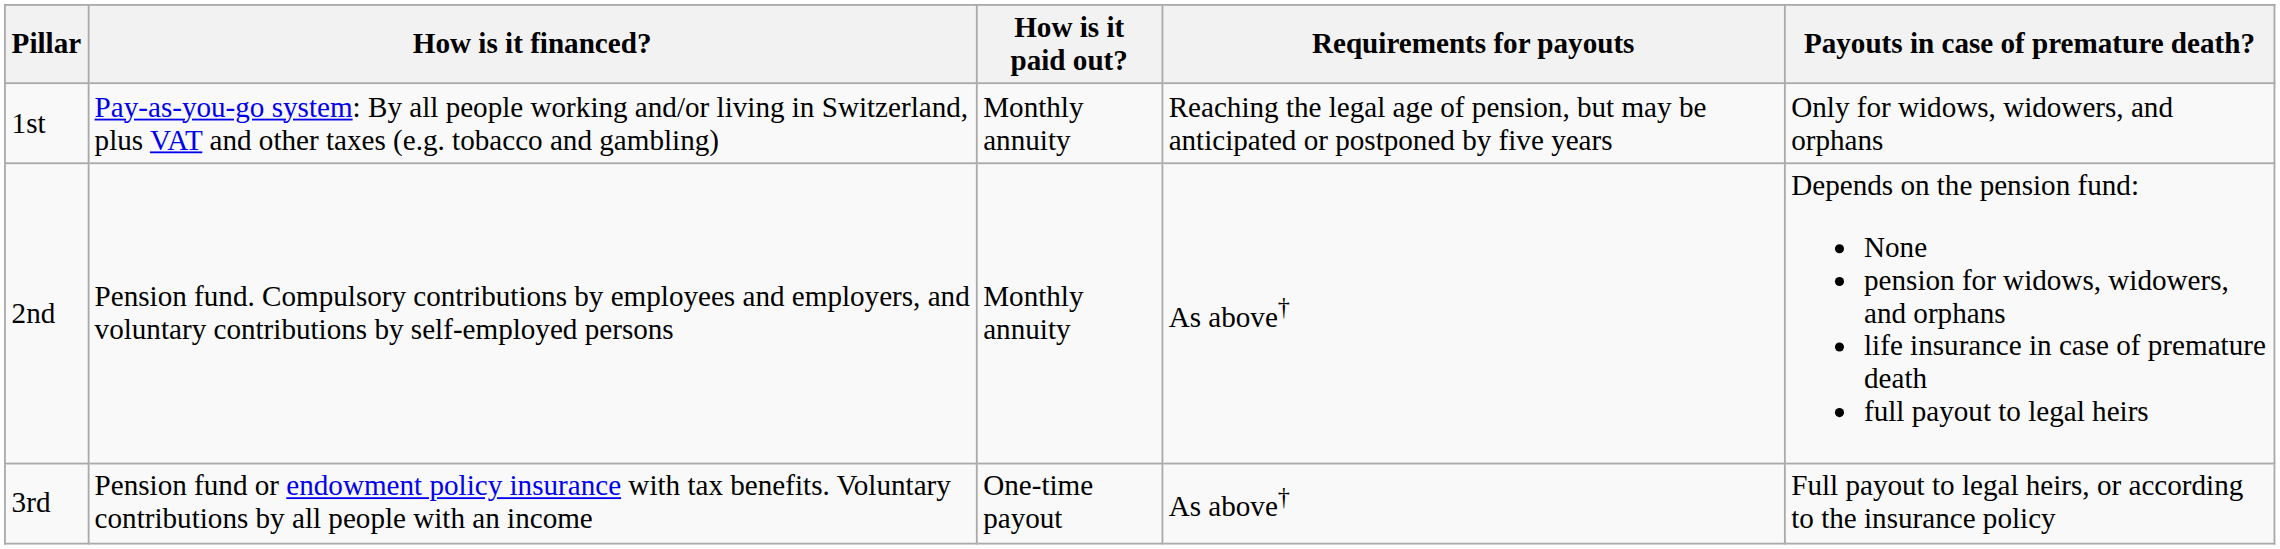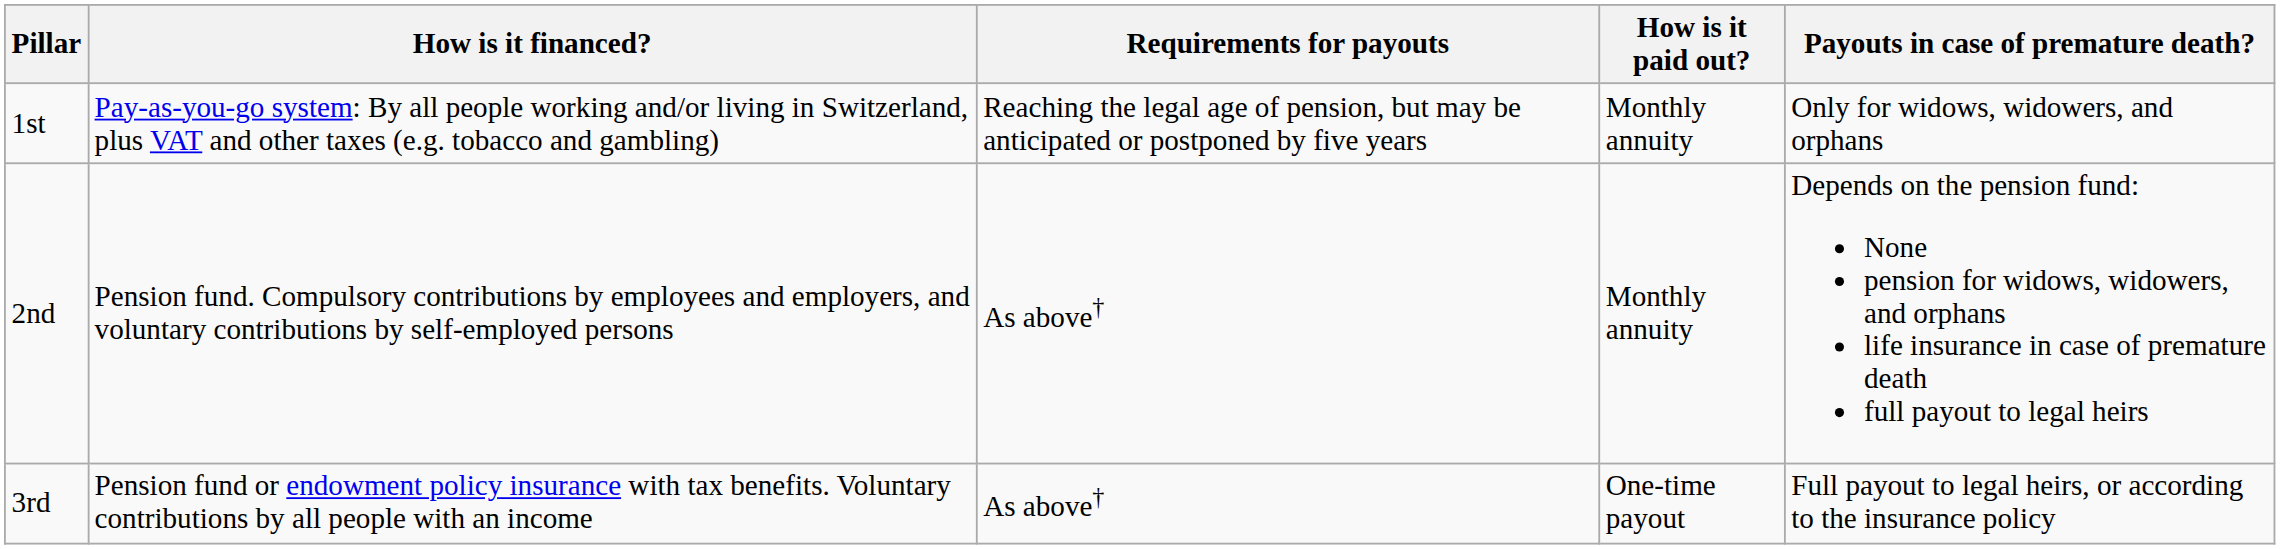columns swapped: (1069, 43) <-> (1473, 43)
